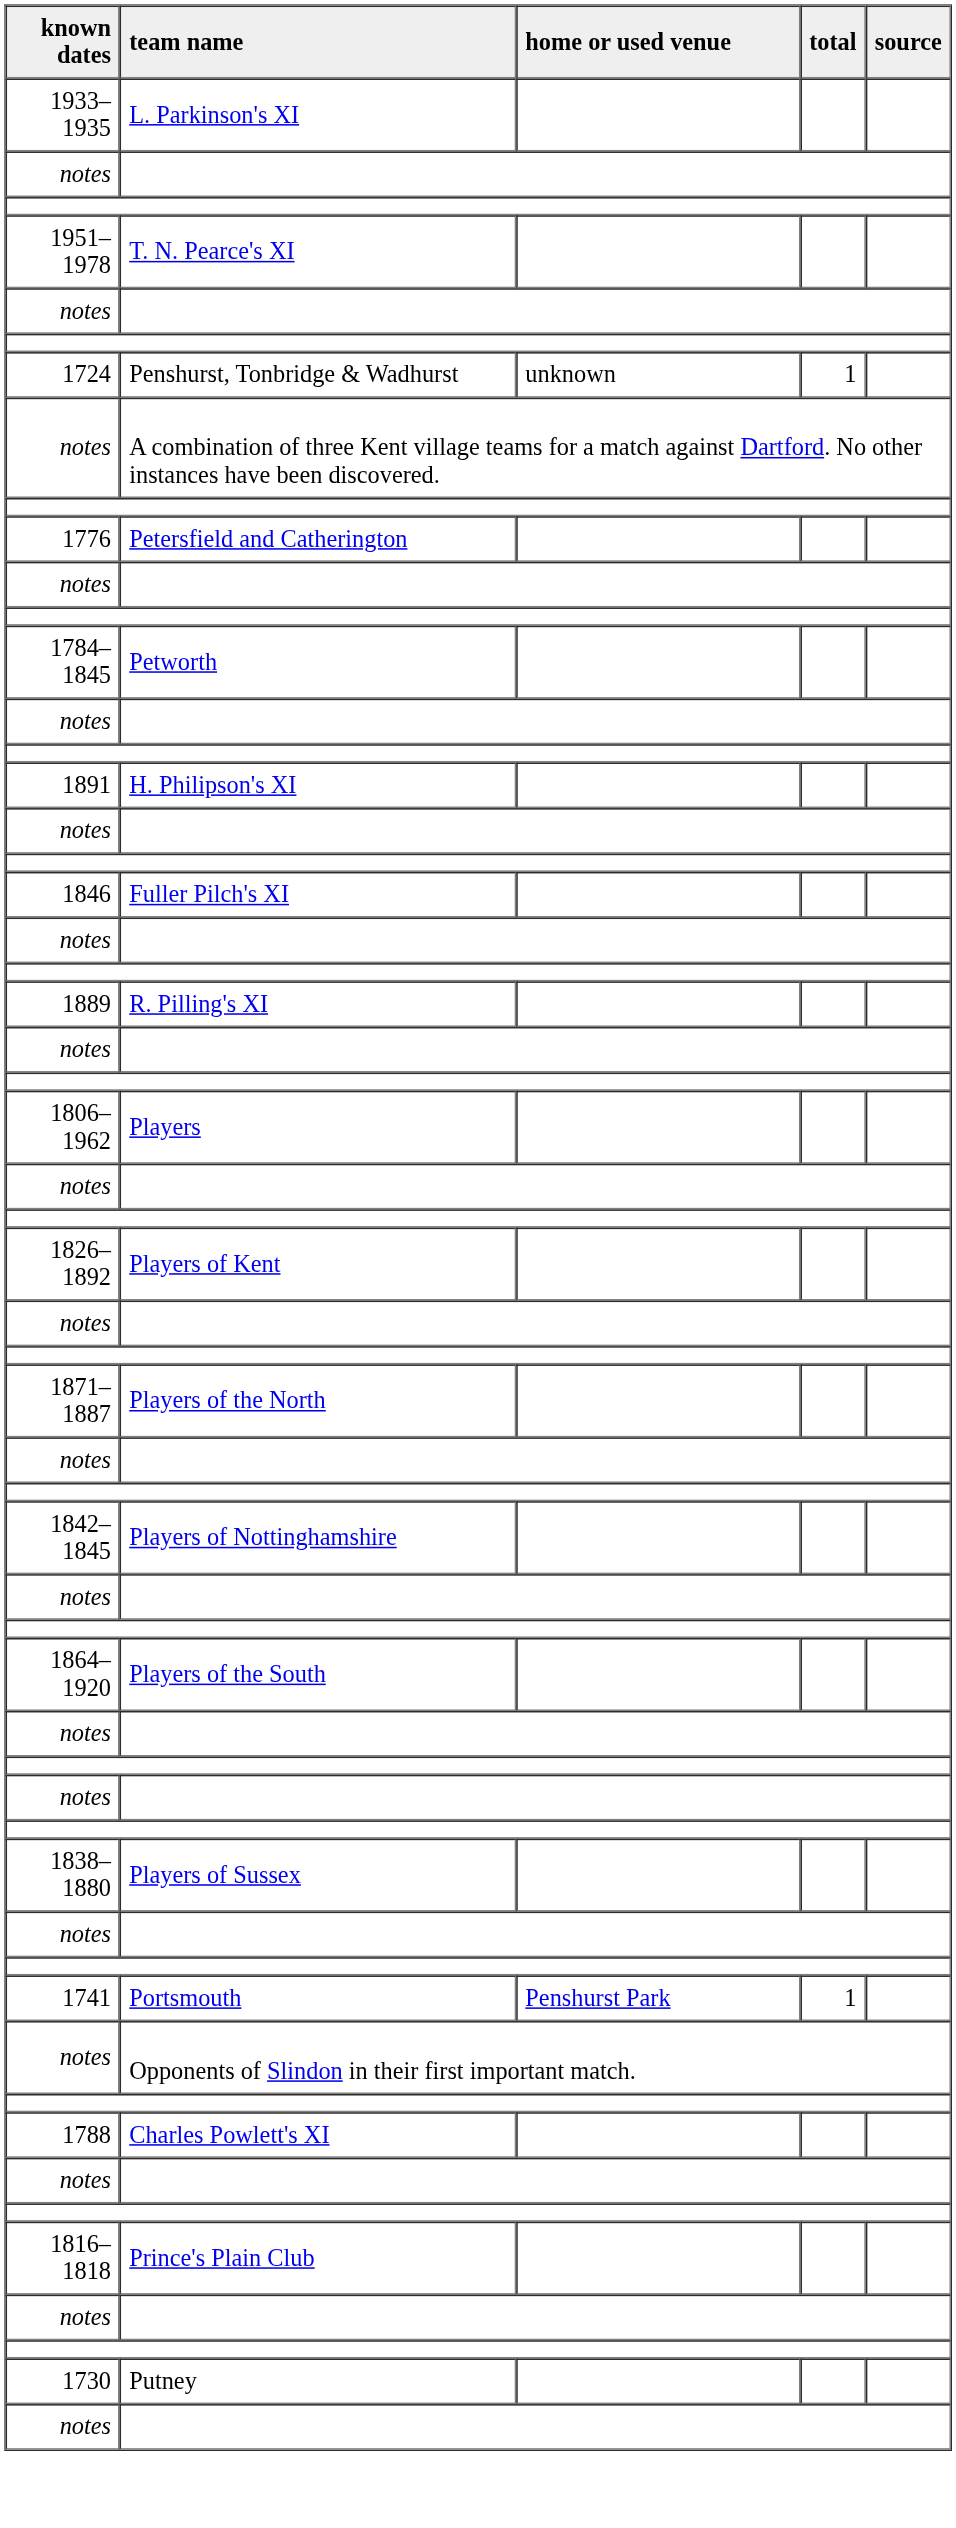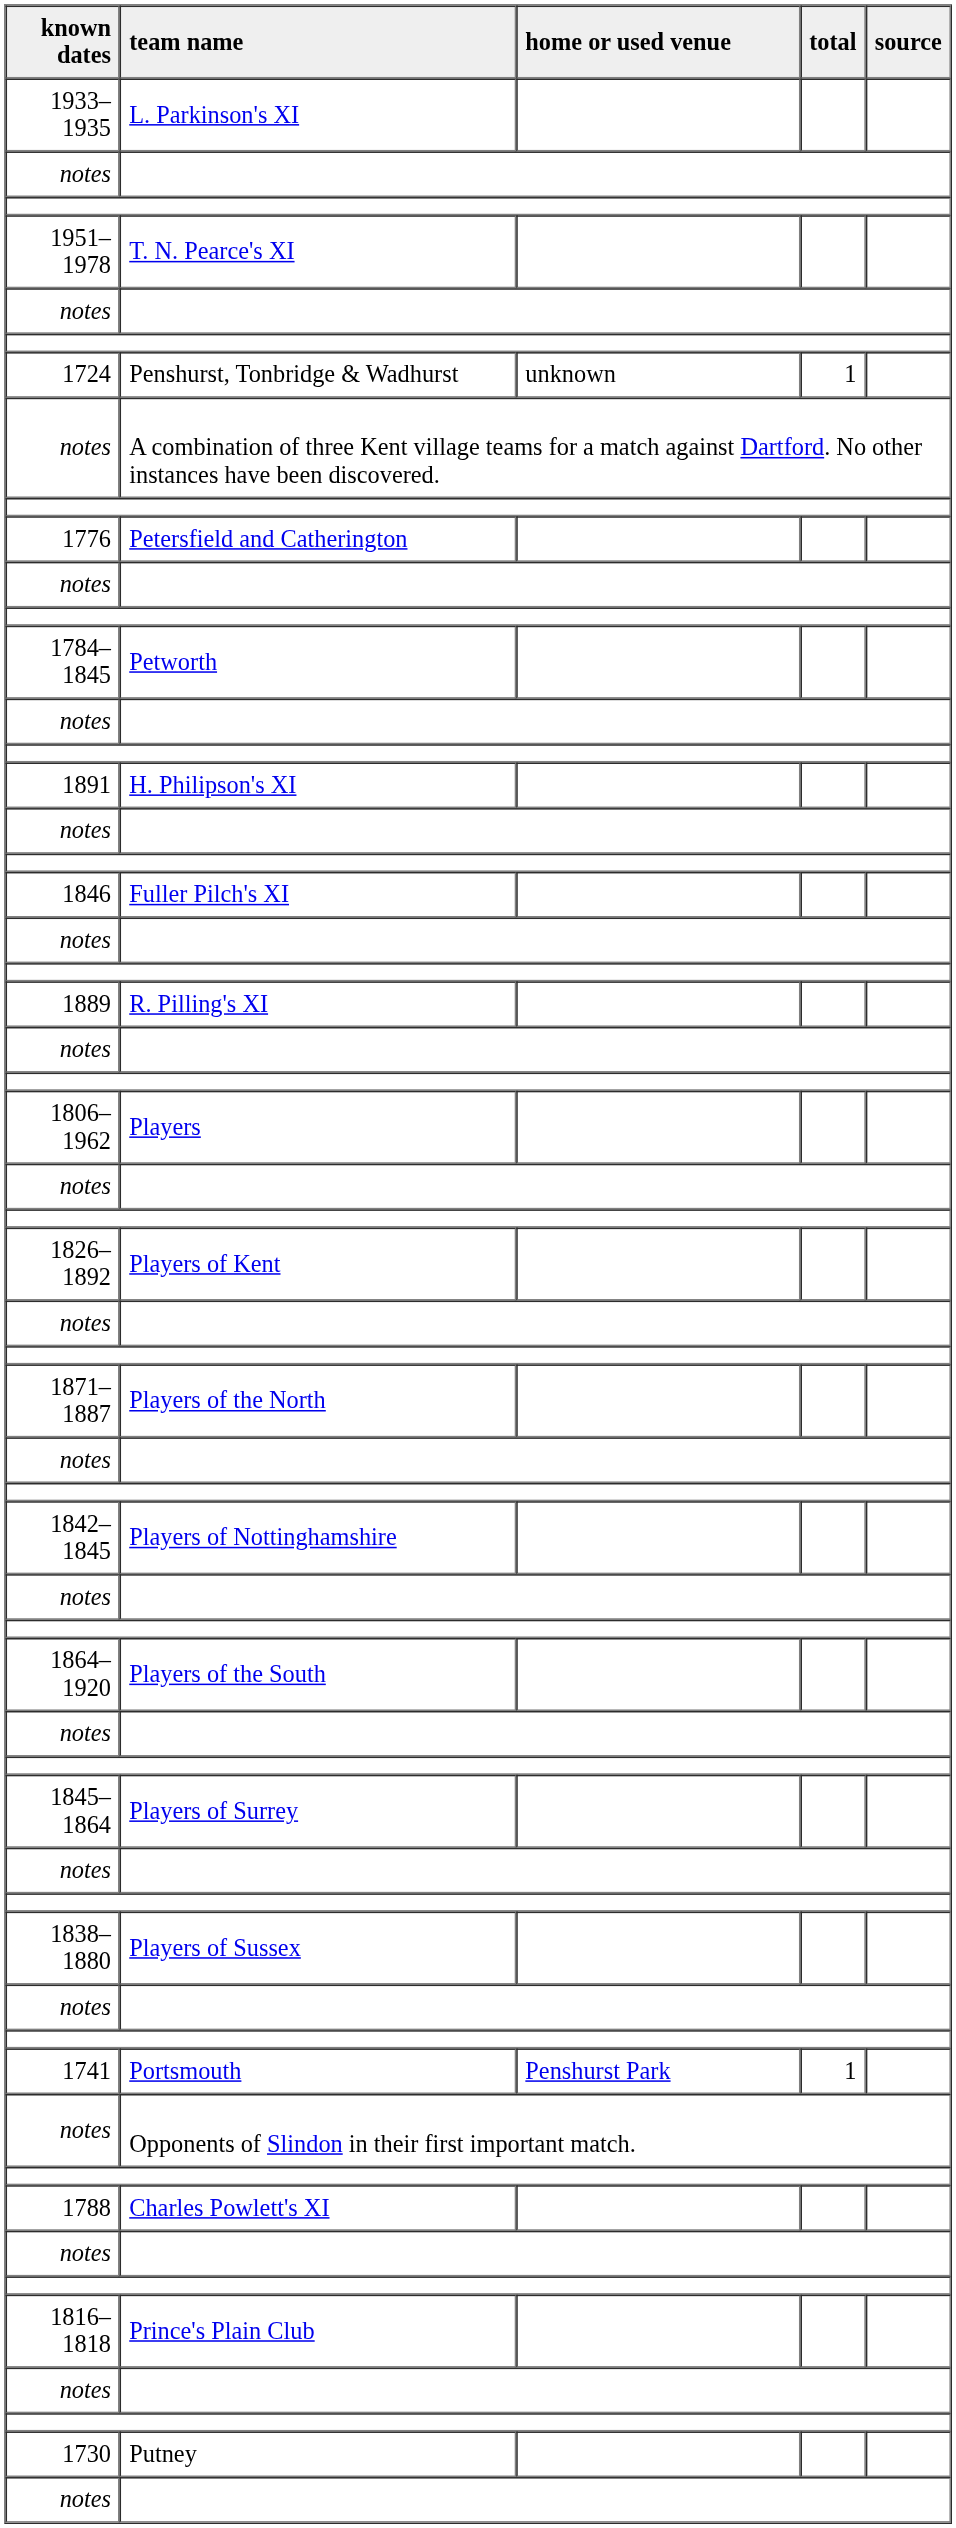+ row: (81, 1811)
